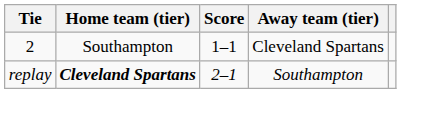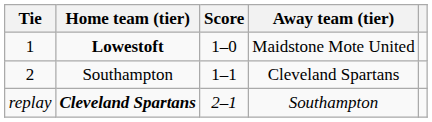+ row: (128, 46)
